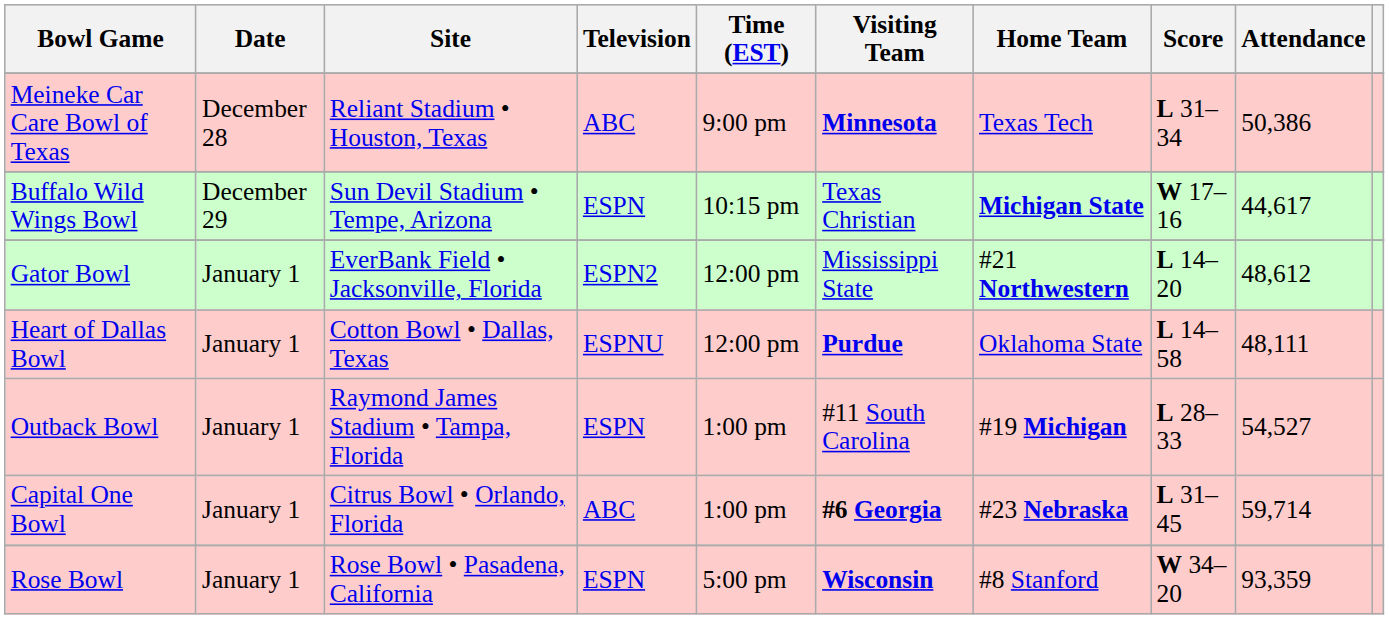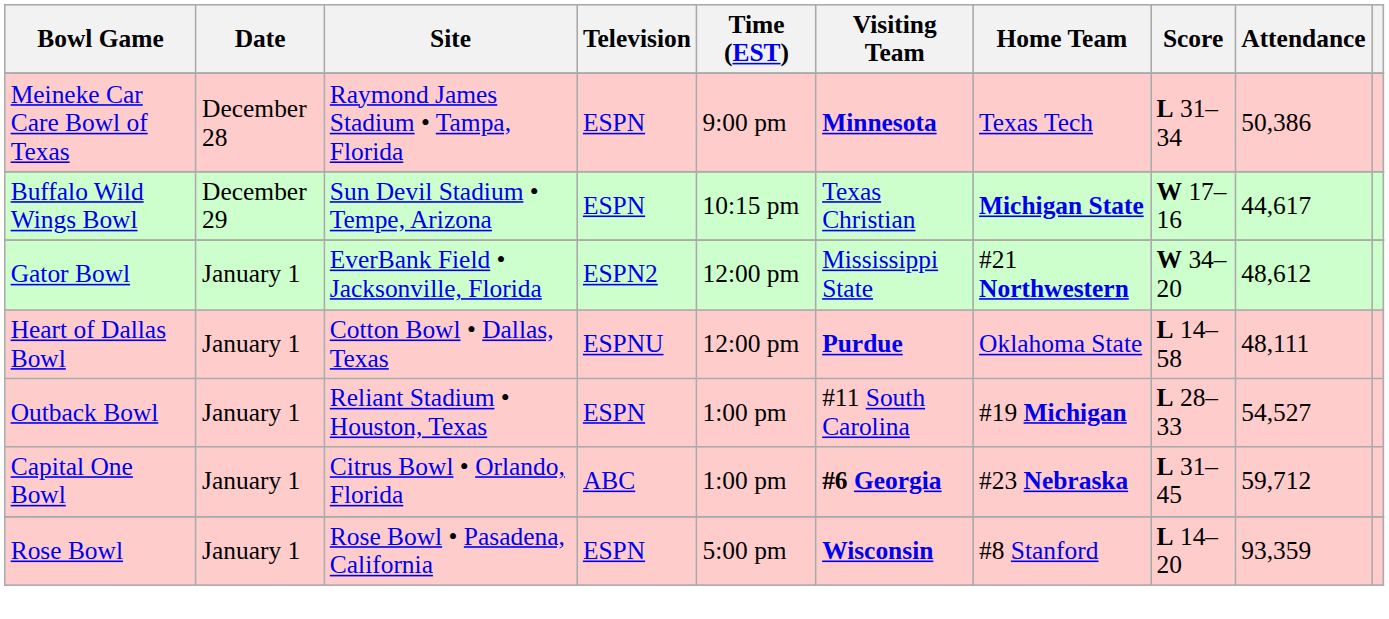(420, 122) Reliant Stadium • Houston, Texas -> (420, 122) Raymond James Stadium • Tampa, Florida
(609, 122) ABC -> (614, 122) ESPN
(1187, 274) L 14–20 -> (1192, 274) W 34–20
(420, 426) Raymond James Stadium • Tampa, Florida -> (420, 412) Reliant Stadium • Houston, Texas
(1276, 510) 59,714 -> (1276, 481) 59,712
(1192, 578) W 34–20 -> (1187, 550) L 14–20
